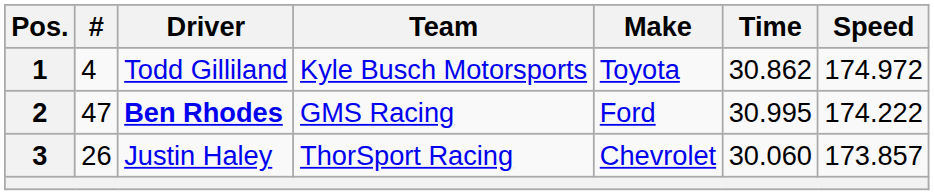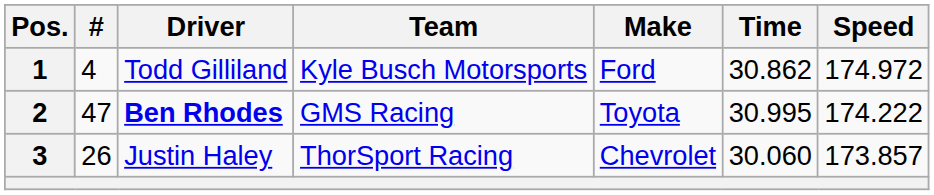(640, 70) Toyota -> (628, 70) Ford
(628, 113) Ford -> (640, 113) Toyota
